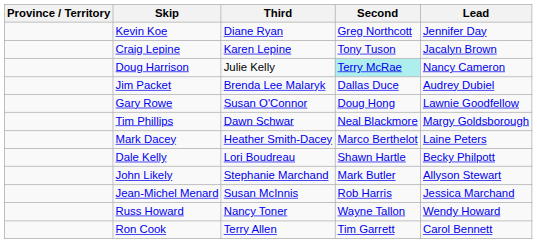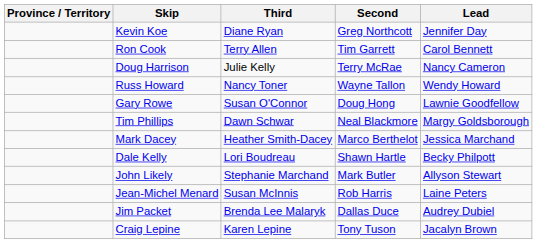rows swapped: (148, 49) <-> (141, 229)
(370, 67) paleturquoise background -> (370, 67) no background
rows swapped: (150, 211) <-> (143, 85)
(455, 139) Laine Peters -> (469, 139) Jessica Marchand
(469, 193) Jessica Marchand -> (455, 193) Laine Peters
